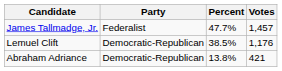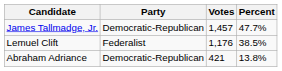columns swapped: (262, 12) <-> (226, 12)
(124, 27) Federalist -> (153, 27) Democratic-Republican
(153, 43) Democratic-Republican -> (124, 43) Federalist
